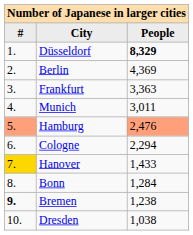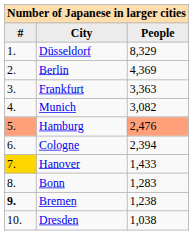(143, 51) bold -> (143, 51) normal
(143, 107) 3,011 -> (143, 107) 3,082
(143, 145) 2,294 -> (143, 145) 2,394
(143, 182) 1,284 -> (143, 182) 1,283
